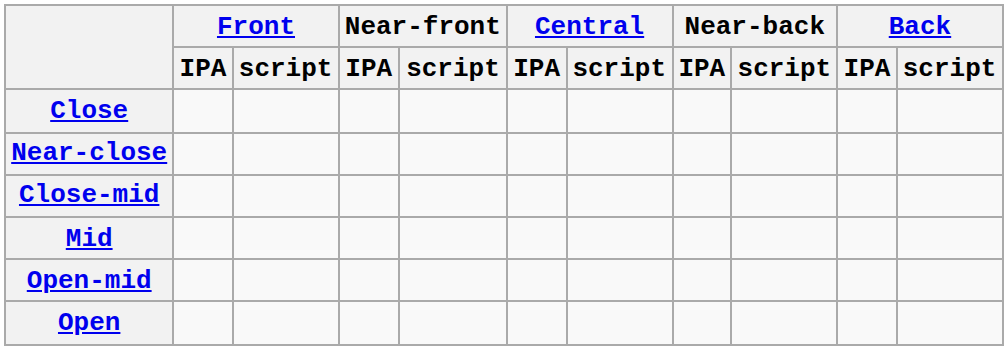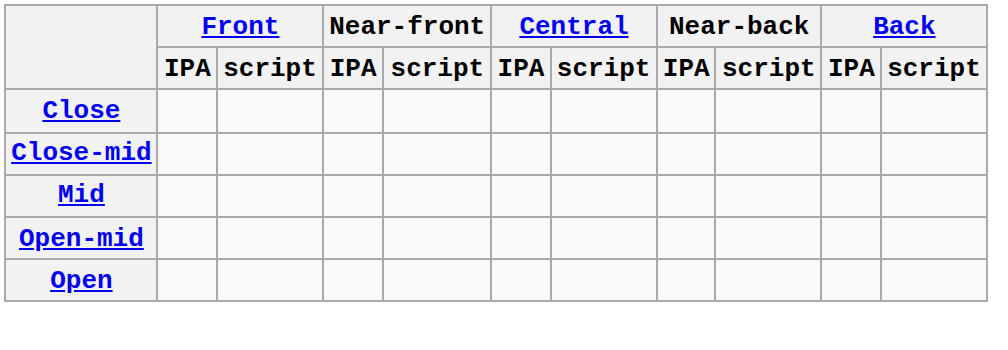- row: (89, 153)
